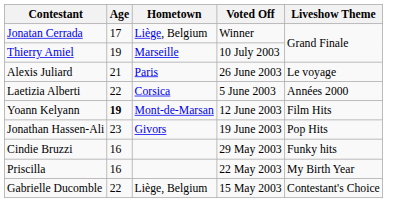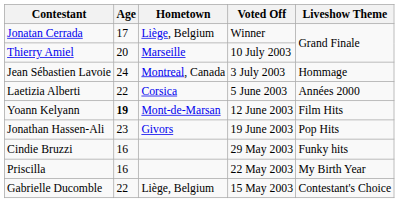(116, 52) 19 -> (122, 52) 20
+ row: (59, 72)
- row: (40, 72)
